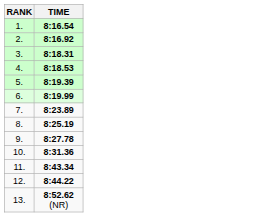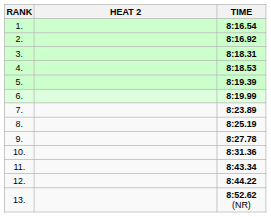+ column: (126, 12)
